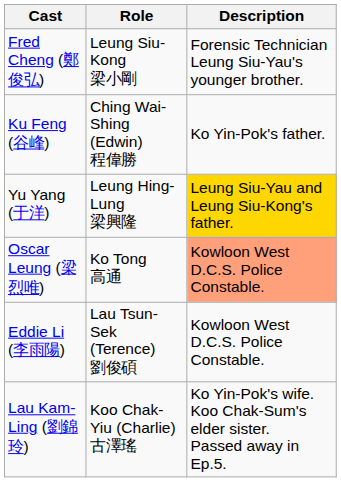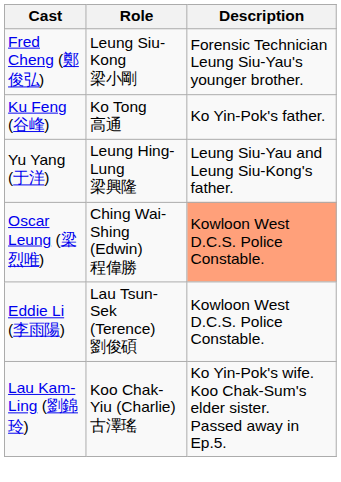(128, 133) Ching Wai-Shing (Edwin) 程偉勝 -> (118, 115) Ko Tong 高通
(256, 205) gold background -> (256, 170) no background
(118, 268) Ko Tong 高通 -> (128, 240) Ching Wai-Shing (Edwin) 程偉勝
